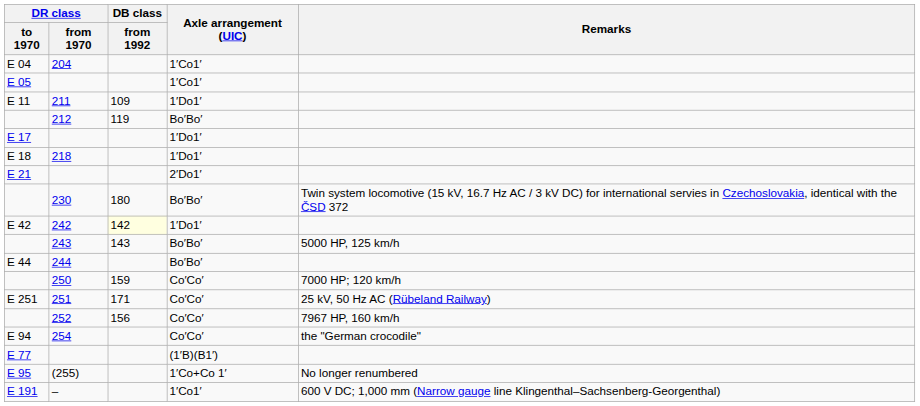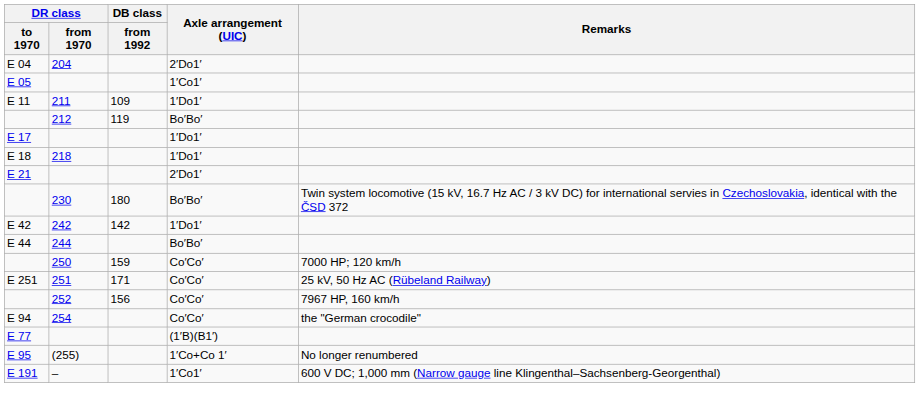(186, 63) 1′Co1′ -> (186, 63) 2′Do1′
(120, 225) lightyellow background -> (120, 225) no background
- row: (27, 244)
